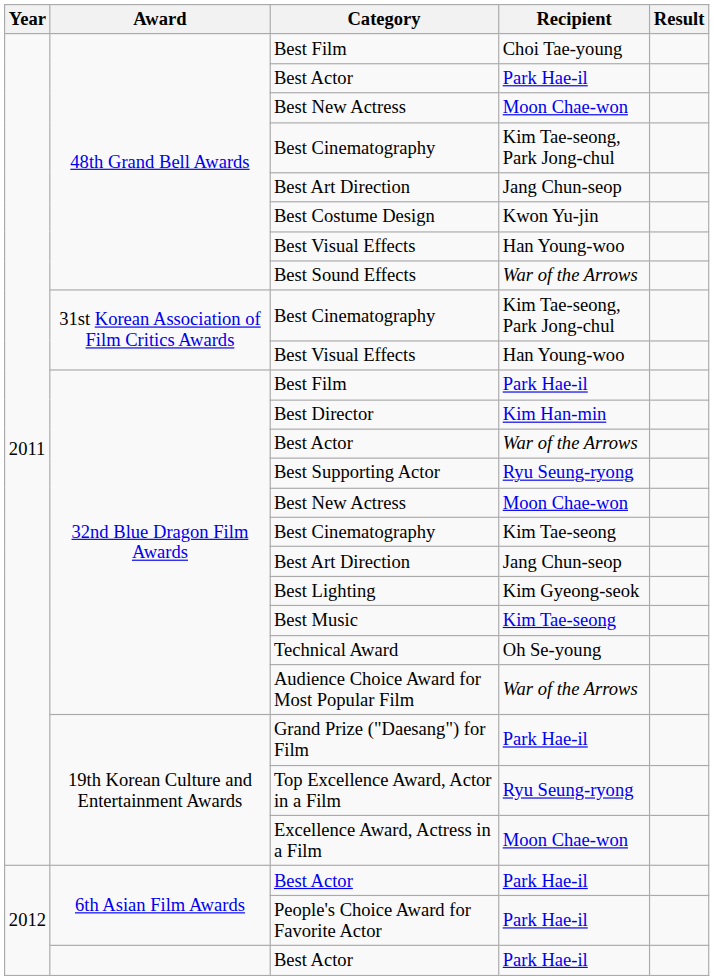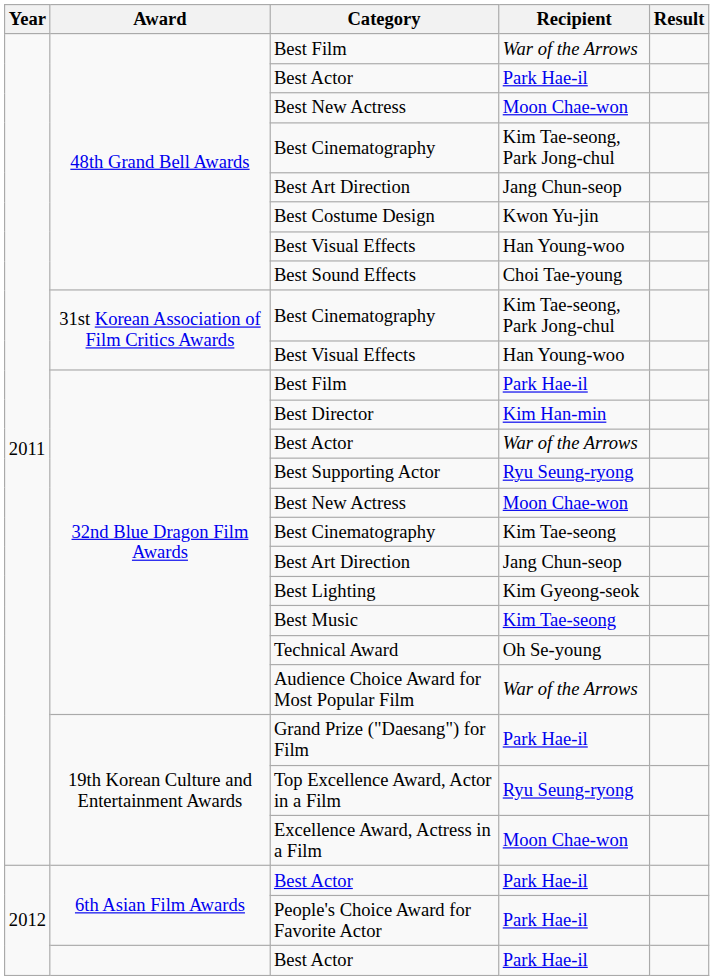(562, 48) Choi Tae-young -> (570, 48) War of the Arrows
(570, 275) War of the Arrows -> (562, 275) Choi Tae-young
